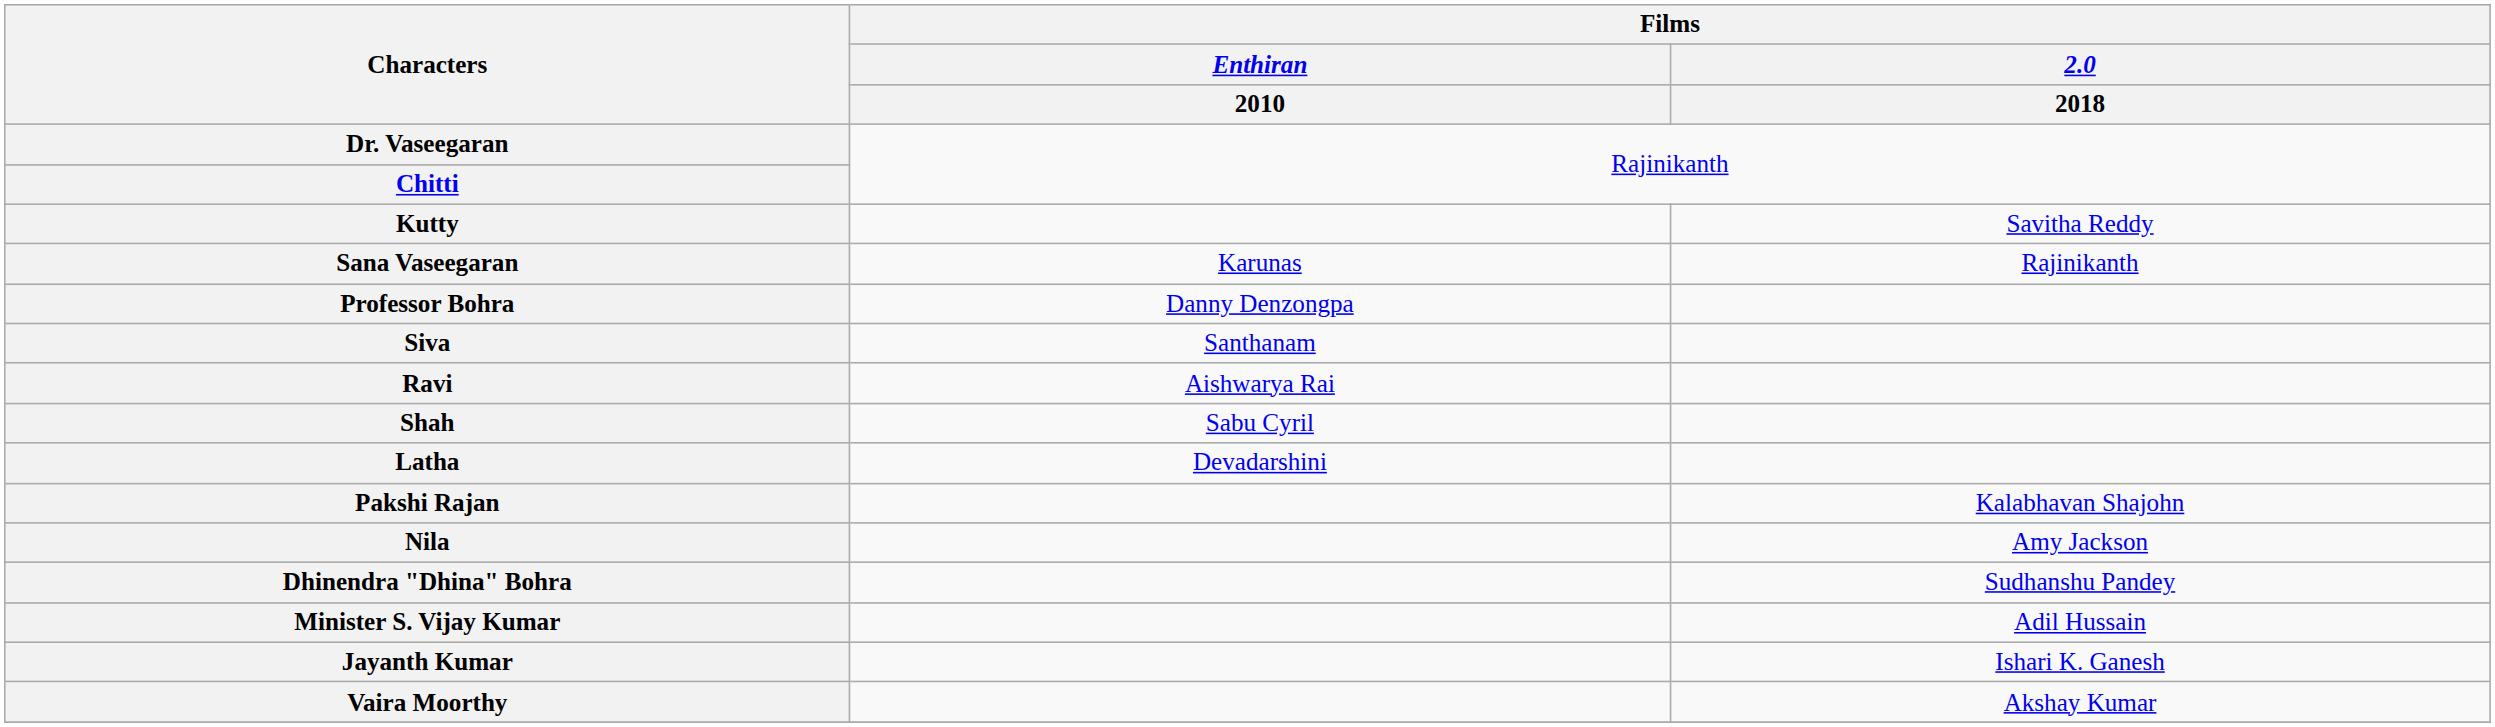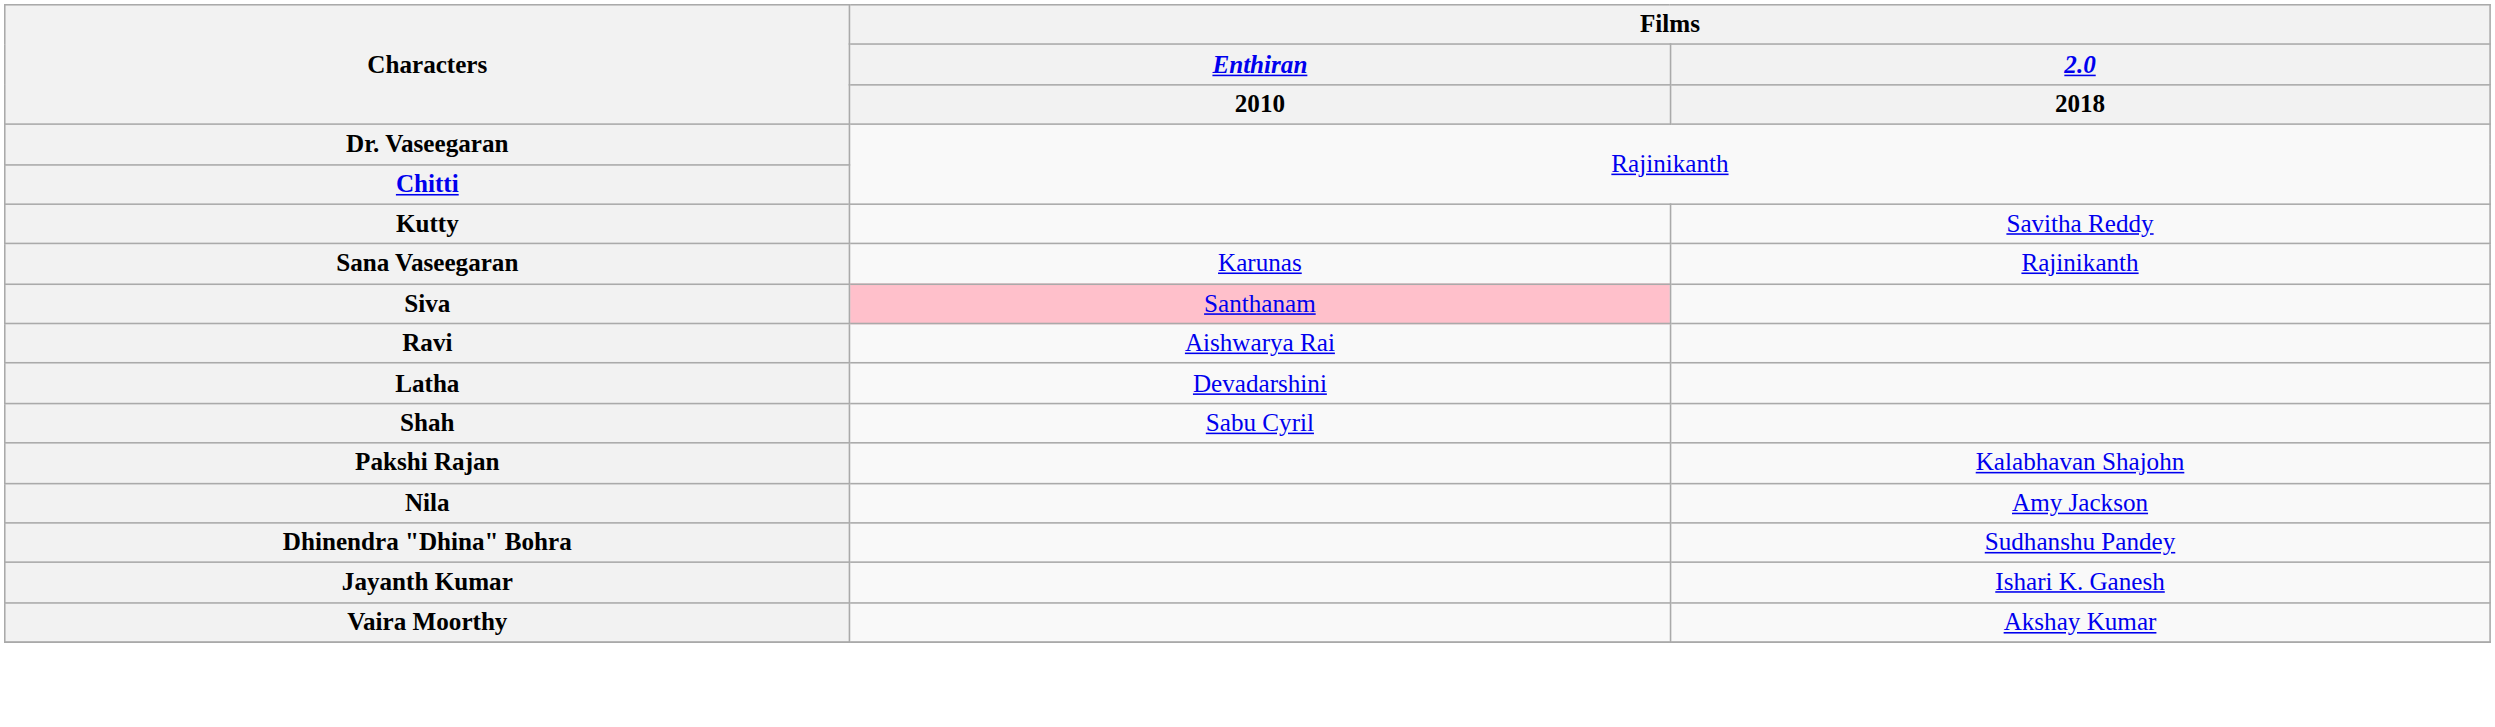- row: (427, 303)
(1260, 343) no background -> (1260, 303) pink background
rows swapped: (427, 462) <-> (427, 422)
- row: (427, 622)
